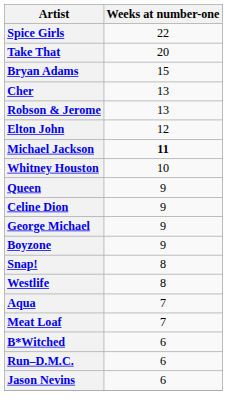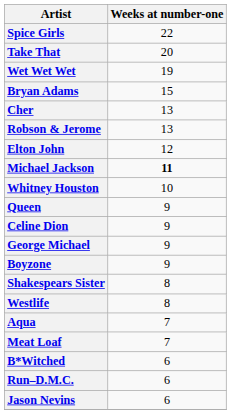+ row: (41, 71)
- row: (22, 264)
+ row: (56, 284)
